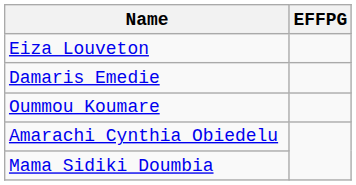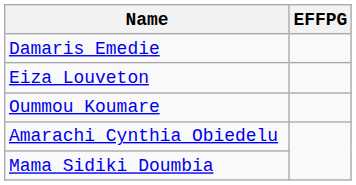rows swapped: (79, 49) <-> (84, 78)
